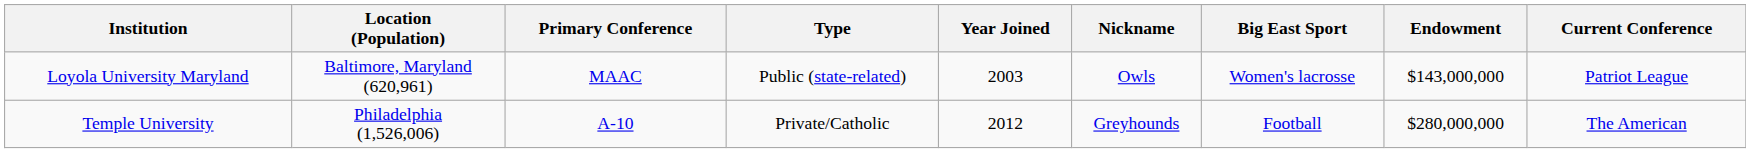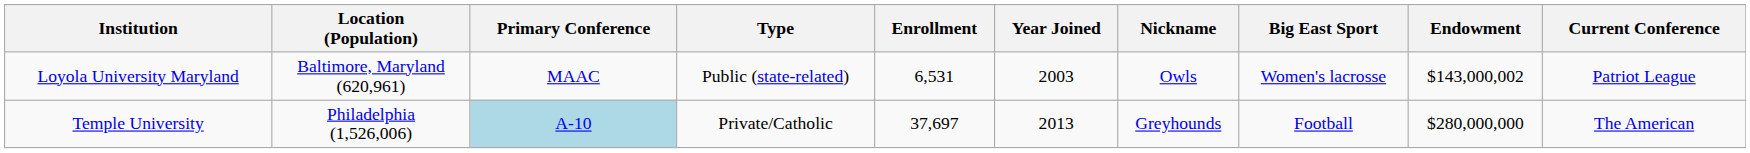+ column: (934, 28)
(1456, 76) $143,000,000 -> (1475, 76) $143,000,002
(615, 123) no background -> (573, 123) lightblue background
(1005, 123) 2012 -> (1056, 123) 2013
